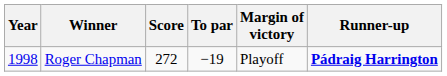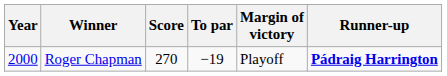(23, 59) 1998 -> (23, 59) 2000
(166, 59) 272 -> (166, 59) 270
